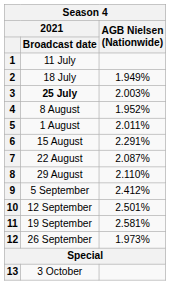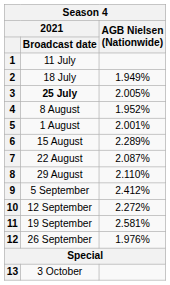(133, 93) 2.003% -> (133, 93) 2.005%
(133, 126) 2.011% -> (133, 126) 2.001%
(133, 142) 2.291% -> (133, 142) 2.289%
(133, 207) 2.501% -> (133, 207) 2.272%
(133, 239) 1.973% -> (133, 239) 1.976%
